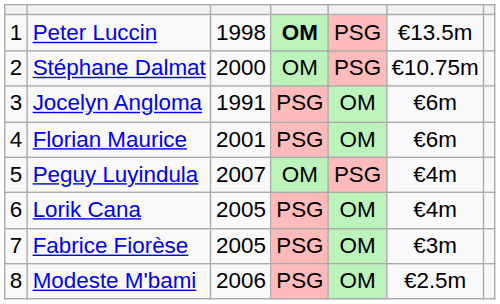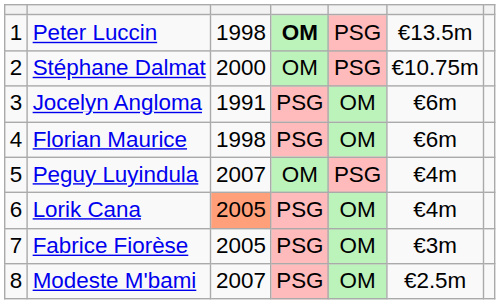(241, 139) 2001 -> (241, 139) 1998
(241, 210) no background -> (241, 210) lightsalmon background
(241, 281) 2006 -> (241, 281) 2007
